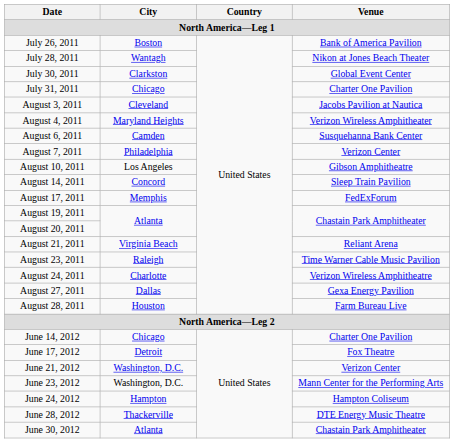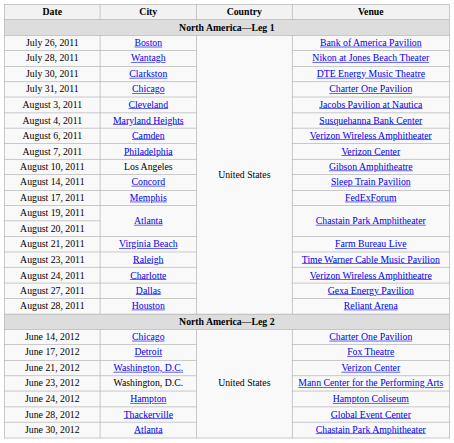(371, 74) Global Event Center -> (371, 74) DTE Energy Music Theatre
(371, 120) Verizon Wireless Amphitheater -> (371, 120) Susquehanna Bank Center
(371, 136) Susquehanna Bank Center -> (371, 136) Verizon Wireless Amphitheater
(371, 244) Reliant Arena -> (371, 244) Farm Bureau Live
(371, 306) Farm Bureau Live -> (371, 306) Reliant Arena
(371, 414) DTE Energy Music Theatre -> (371, 414) Global Event Center
